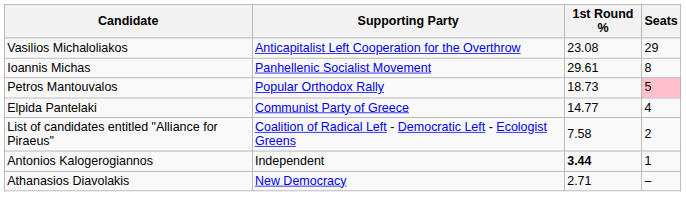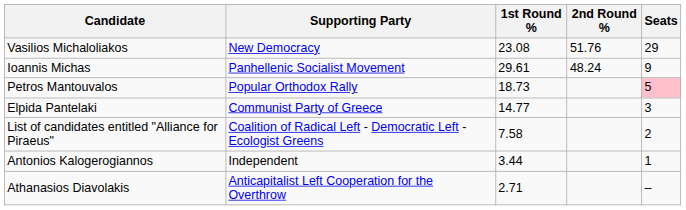+ column: (604, 21)
(388, 48) Anticapitalist Left Cooperation for the Overthrow -> (274, 48) New Democracy
(648, 68) 8 -> (648, 68) 9
(648, 107) 4 -> (648, 107) 3
(579, 161) bold -> (510, 161) normal
(301, 181) New Democracy -> (331, 188) Anticapitalist Left Cooperation for the Overthrow
